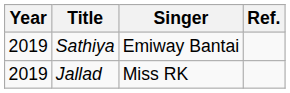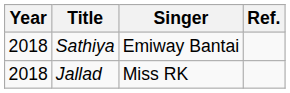(28, 46) 2019 -> (28, 46) 2018
(28, 74) 2019 -> (28, 74) 2018
